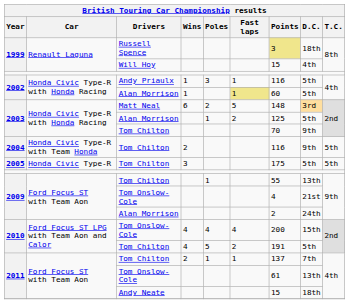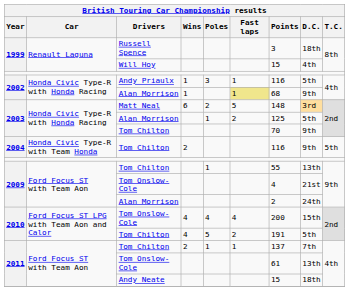(273, 49) khaki background -> (273, 49) no background
(276, 94) 60 -> (276, 94) 68
(309, 94) 5th -> (309, 94) 9th
- row: (15, 164)
